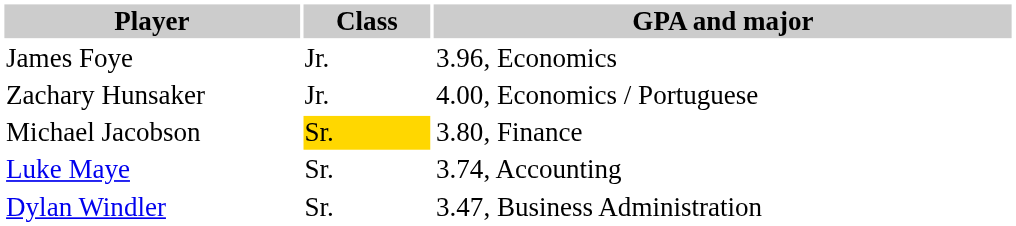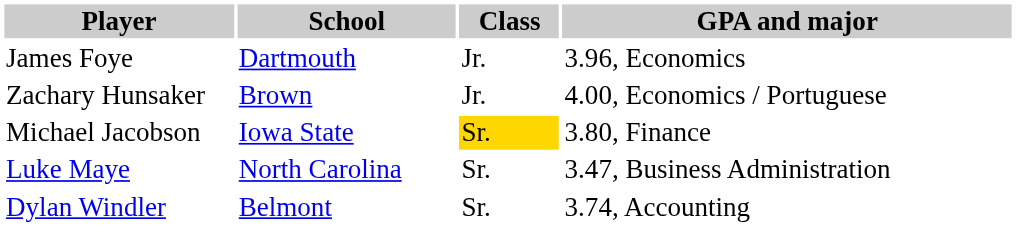+ column: (347, 20)
(529, 169) 3.74, Accounting -> (728, 169) 3.47, Business Administration
(599, 206) 3.47, Business Administration -> (657, 206) 3.74, Accounting
